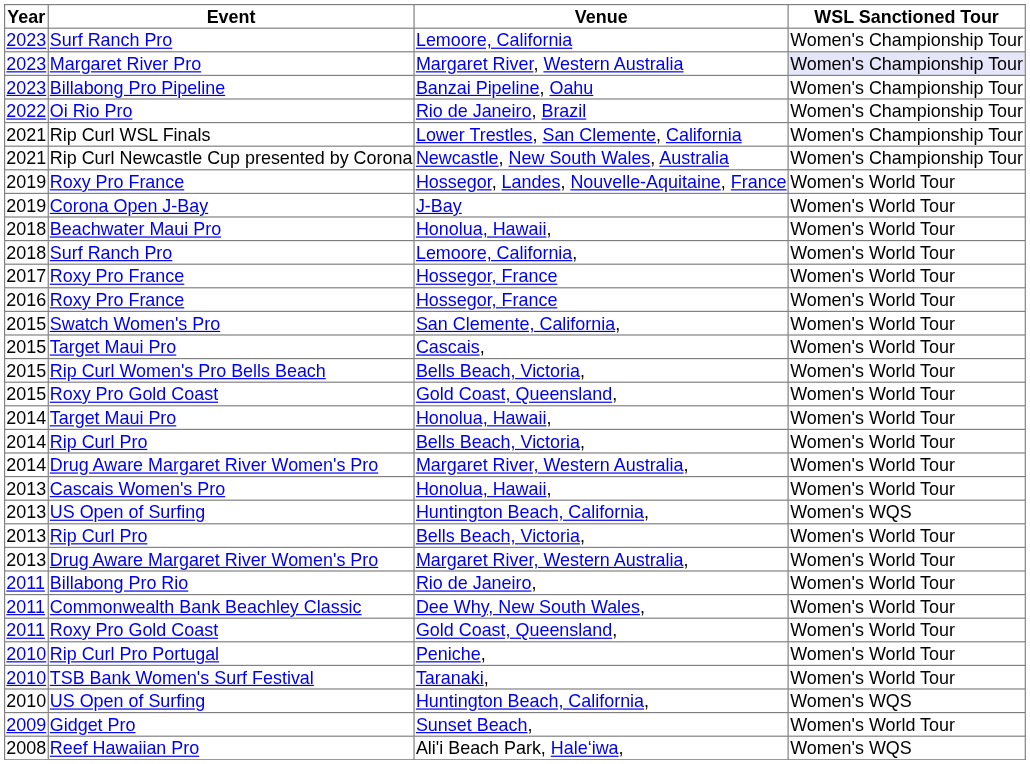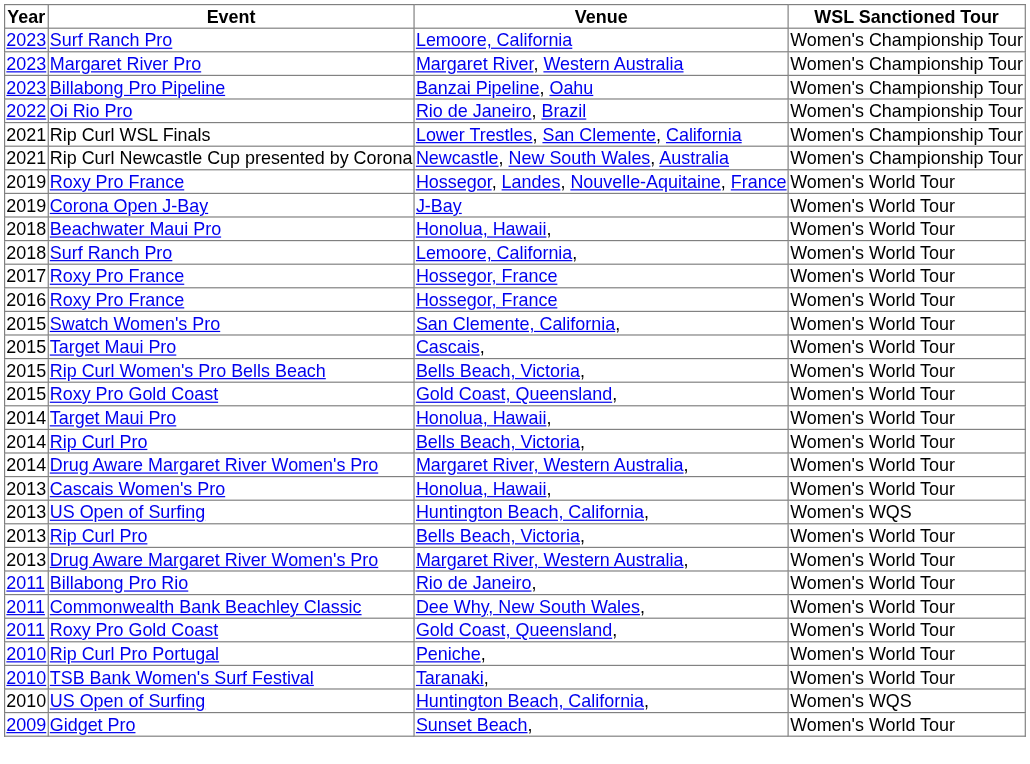(907, 64) lavender background -> (907, 64) no background
- row: (26, 748)
